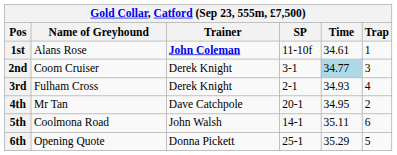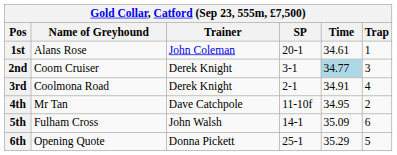(205, 50) bold -> (202, 50) normal
(297, 50) 11-10f -> (293, 50) 20-1
(66, 86) Fulham Cross -> (72, 86) Coolmona Road
(336, 86) 34.93 -> (336, 86) 34.91
(293, 104) 20-1 -> (297, 104) 11-10f
(72, 123) Coolmona Road -> (66, 123) Fulham Cross
(336, 123) 35.11 -> (336, 123) 35.09
